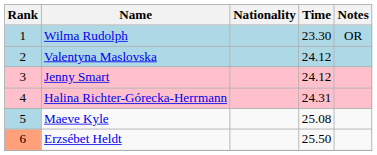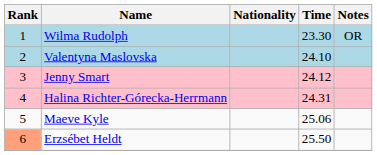(317, 56) 24.12 -> (317, 56) 24.10
(23, 118) lightblue background -> (23, 118) no background
(317, 118) 25.08 -> (317, 118) 25.06
